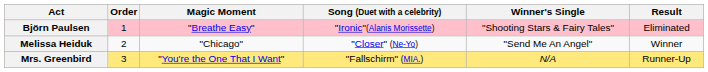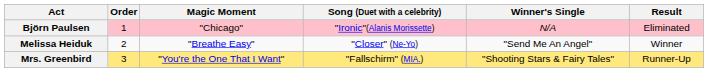(221, 28) "Breathe Easy" -> (221, 28) "Chicago"
(548, 28) "Shooting Stars & Fairy Tales" -> (548, 28) N/A
(221, 43) "Chicago" -> (221, 43) "Breathe Easy"
(548, 59) N/A -> (548, 59) "Shooting Stars & Fairy Tales"
